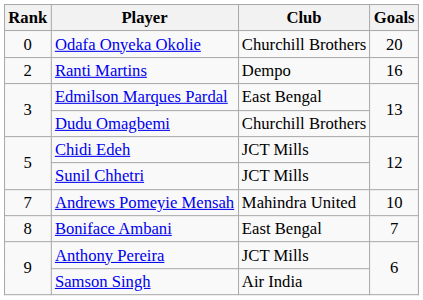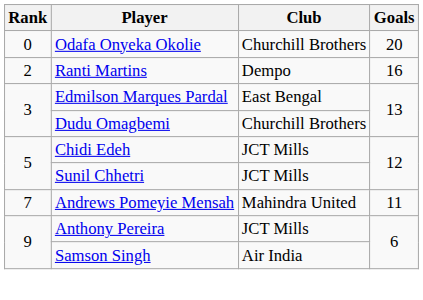(394, 202) 10 -> (394, 202) 11
- row: (113, 228)
